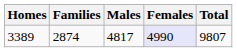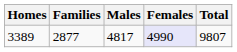(66, 36) 2874 -> (66, 36) 2877
